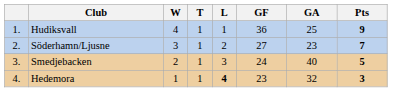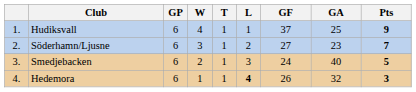+ column: (176, 12)
(261, 29) 36 -> (286, 29) 37
(261, 78) 23 -> (286, 78) 26
